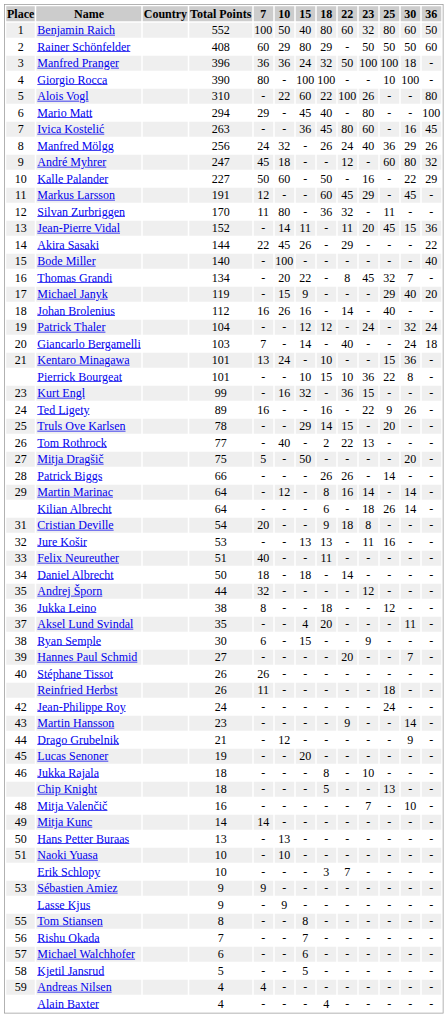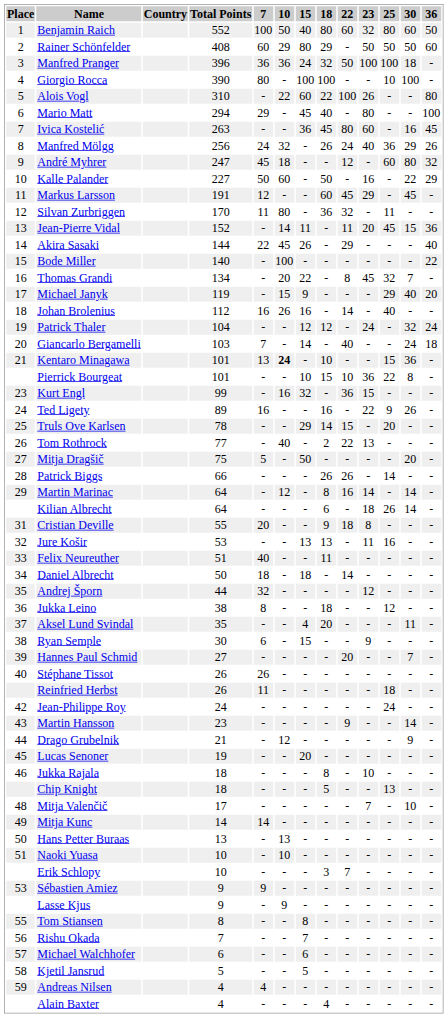(431, 244) 22 -> (431, 244) 40
(431, 261) 40 -> (431, 261) 22
(284, 360) normal -> (284, 360) bold
(221, 525) 54 -> (221, 525) 55
(221, 805) 16 -> (221, 805) 17
